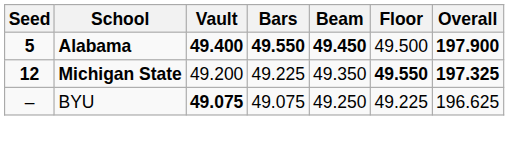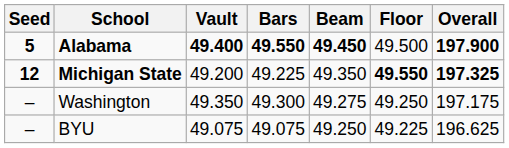+ row: (104, 102)
(217, 102) bold -> (217, 129) normal
